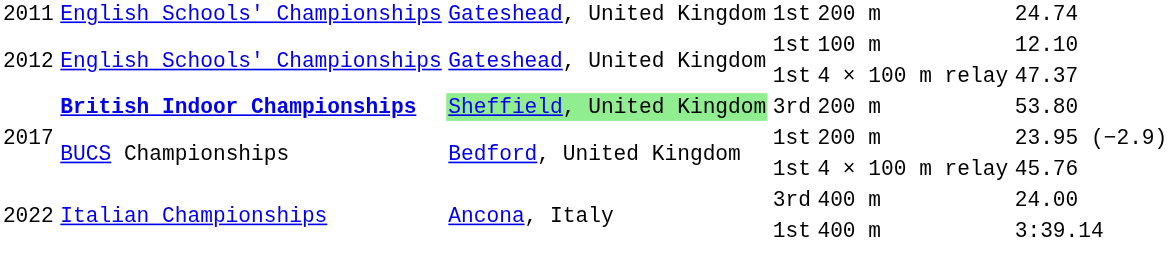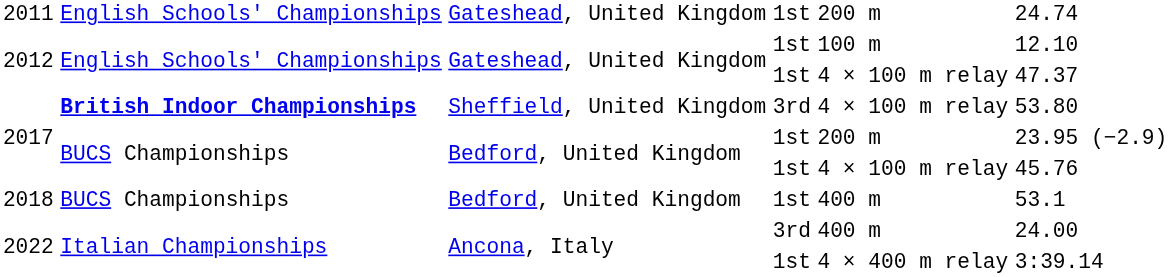(607, 107) lightgreen background -> (607, 107) no background
(849, 107) 200 m -> (913, 107) 4 × 100 m relay
+ row: (28, 200)
(849, 231) 400 m -> (913, 262) 4 × 400 m relay
